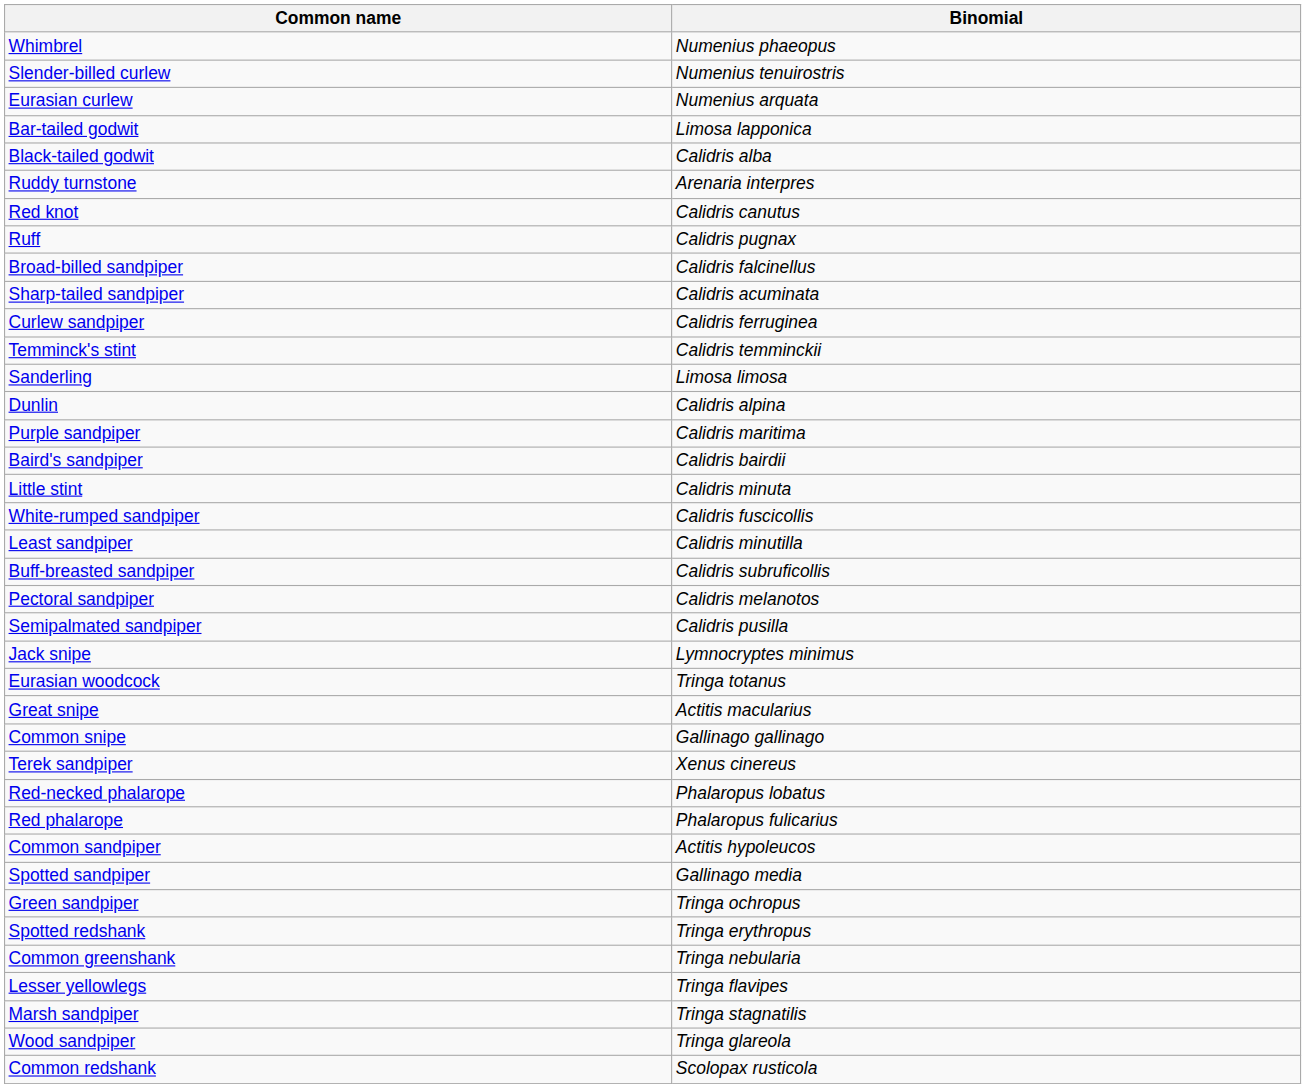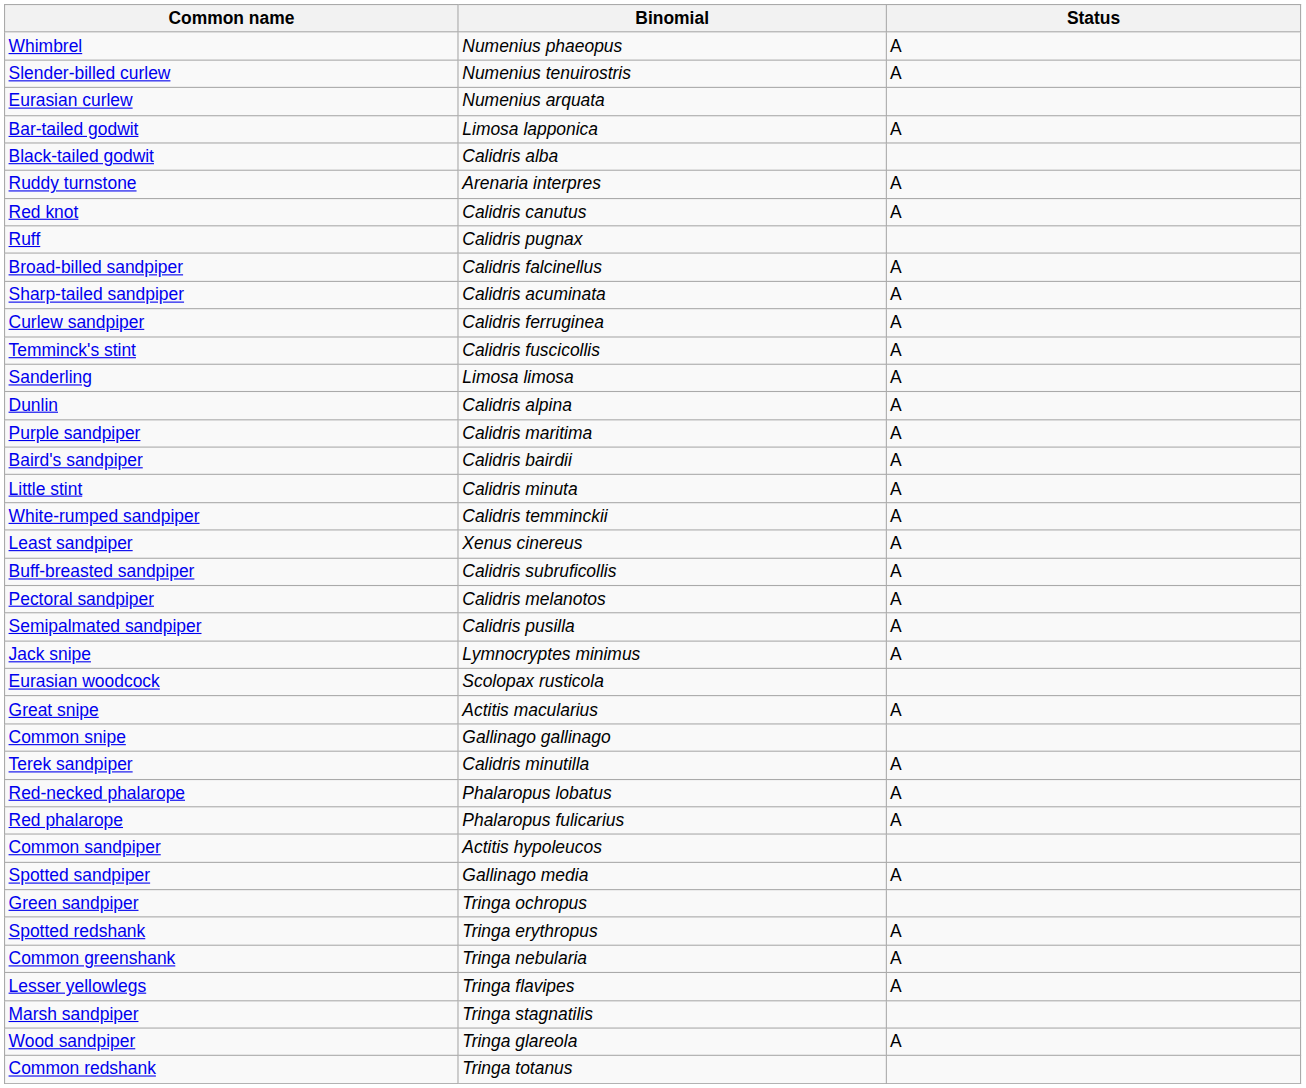+ column: (1094, 18)
(749, 350) Calidris temminckii -> (531, 350) Calidris fuscicollis
(745, 516) Calidris fuscicollis -> (535, 516) Calidris temminckii
(739, 543) Calidris minutilla -> (522, 543) Xenus cinereus
(731, 682) Tringa totanus -> (533, 682) Scolopax rusticola
(736, 765) Xenus cinereus -> (526, 765) Calidris minutilla
(747, 1069) Scolopax rusticola -> (517, 1069) Tringa totanus
